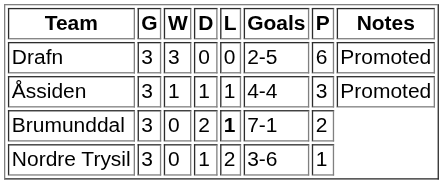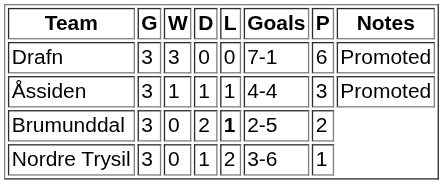(262, 57) 2-5 -> (262, 57) 7-1
(262, 125) 7-1 -> (262, 125) 2-5
